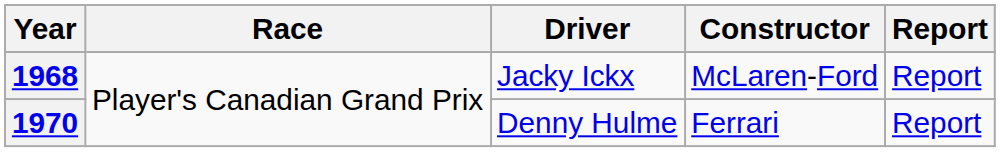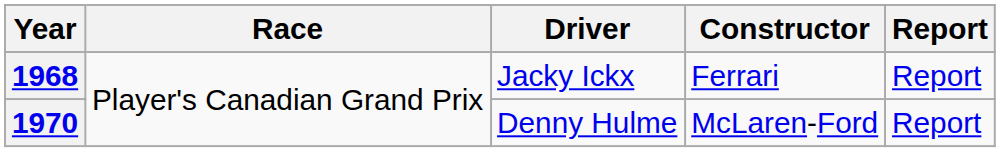(785, 76) McLaren-Ford -> (735, 76) Ferrari
(735, 123) Ferrari -> (785, 123) McLaren-Ford
